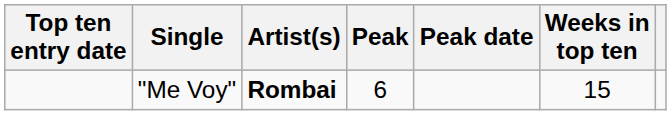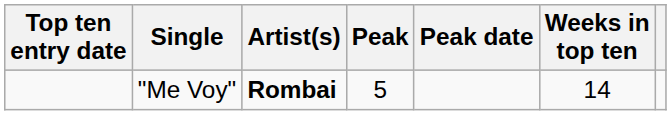(380, 89) 6 -> (380, 89) 5
(597, 89) 15 -> (597, 89) 14
